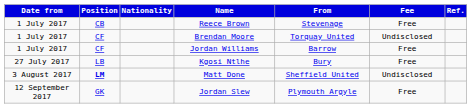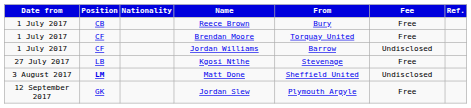(322, 23) Stevenage -> (322, 23) Bury
(407, 36) Undisclosed -> (407, 36) Free
(407, 49) Free -> (407, 49) Undisclosed
(322, 62) Bury -> (322, 62) Stevenage
